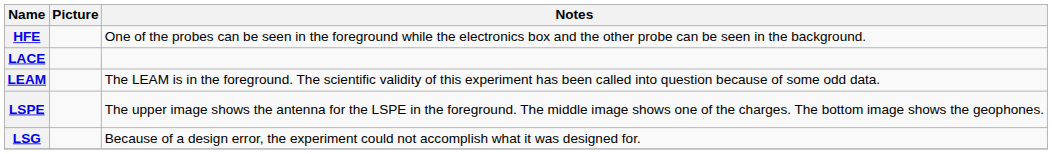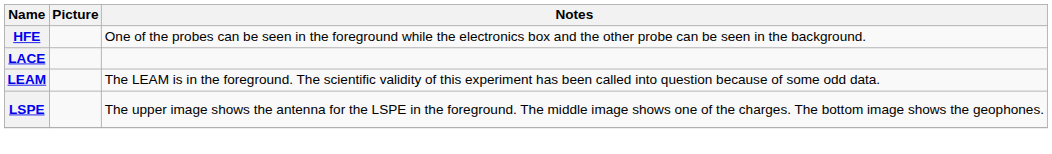- row: (27, 138)
